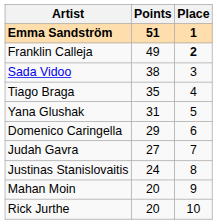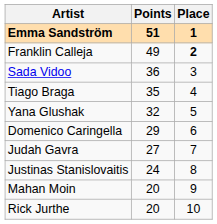(153, 72) 38 -> (153, 72) 36
(153, 111) 31 -> (153, 111) 32
